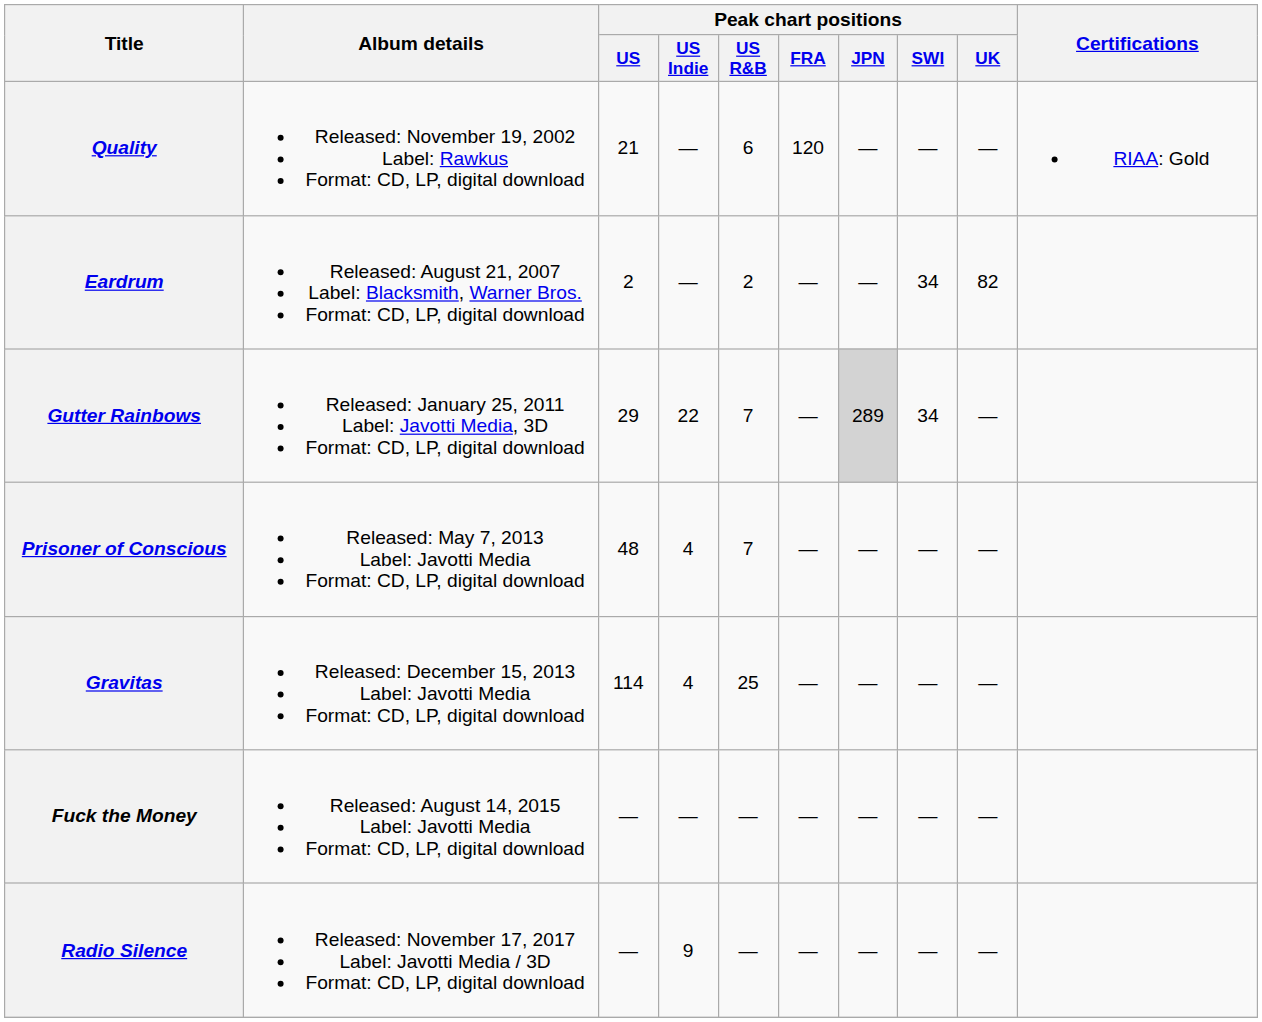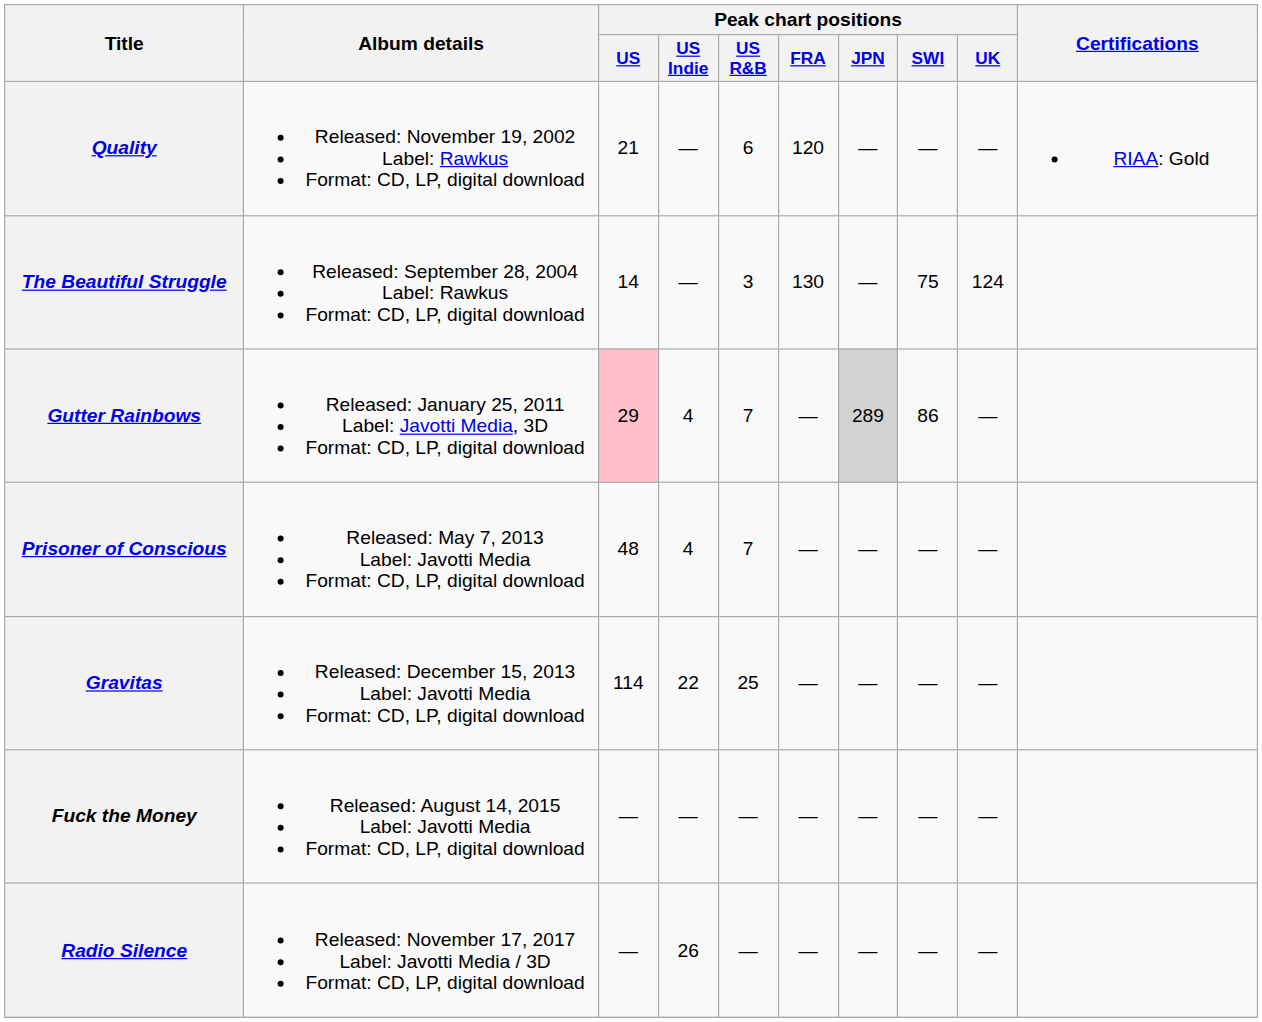+ row: (124, 281)
- row: (124, 281)
(628, 415) no background -> (628, 415) pink background
(688, 415) 22 -> (688, 415) 4
(928, 415) 34 -> (928, 415) 86
(688, 682) 4 -> (688, 682) 22
(688, 950) 9 -> (688, 950) 26
